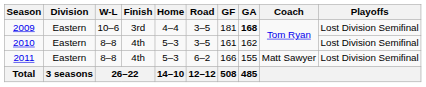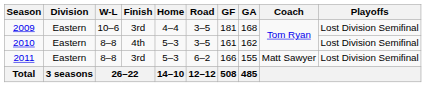(249, 27) bold -> (249, 27) normal
(138, 58) 4th -> (138, 58) 3rd
